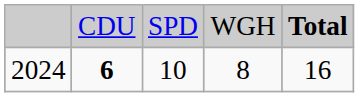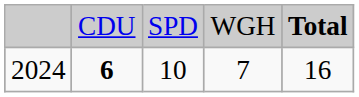(243, 69) 8 -> (243, 69) 7
